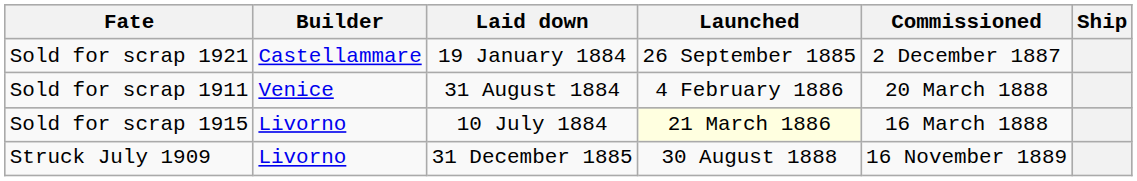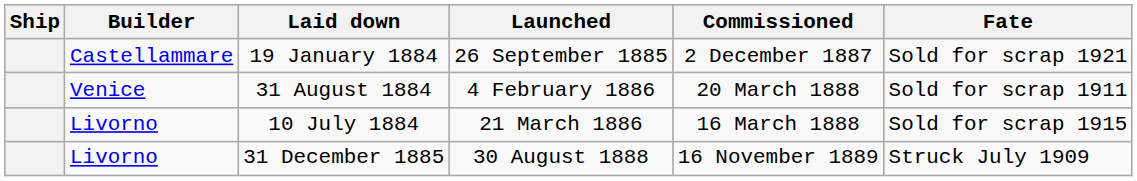columns swapped: (1102, 22) <-> (129, 22)
(749, 124) lightyellow background -> (561, 124) no background
